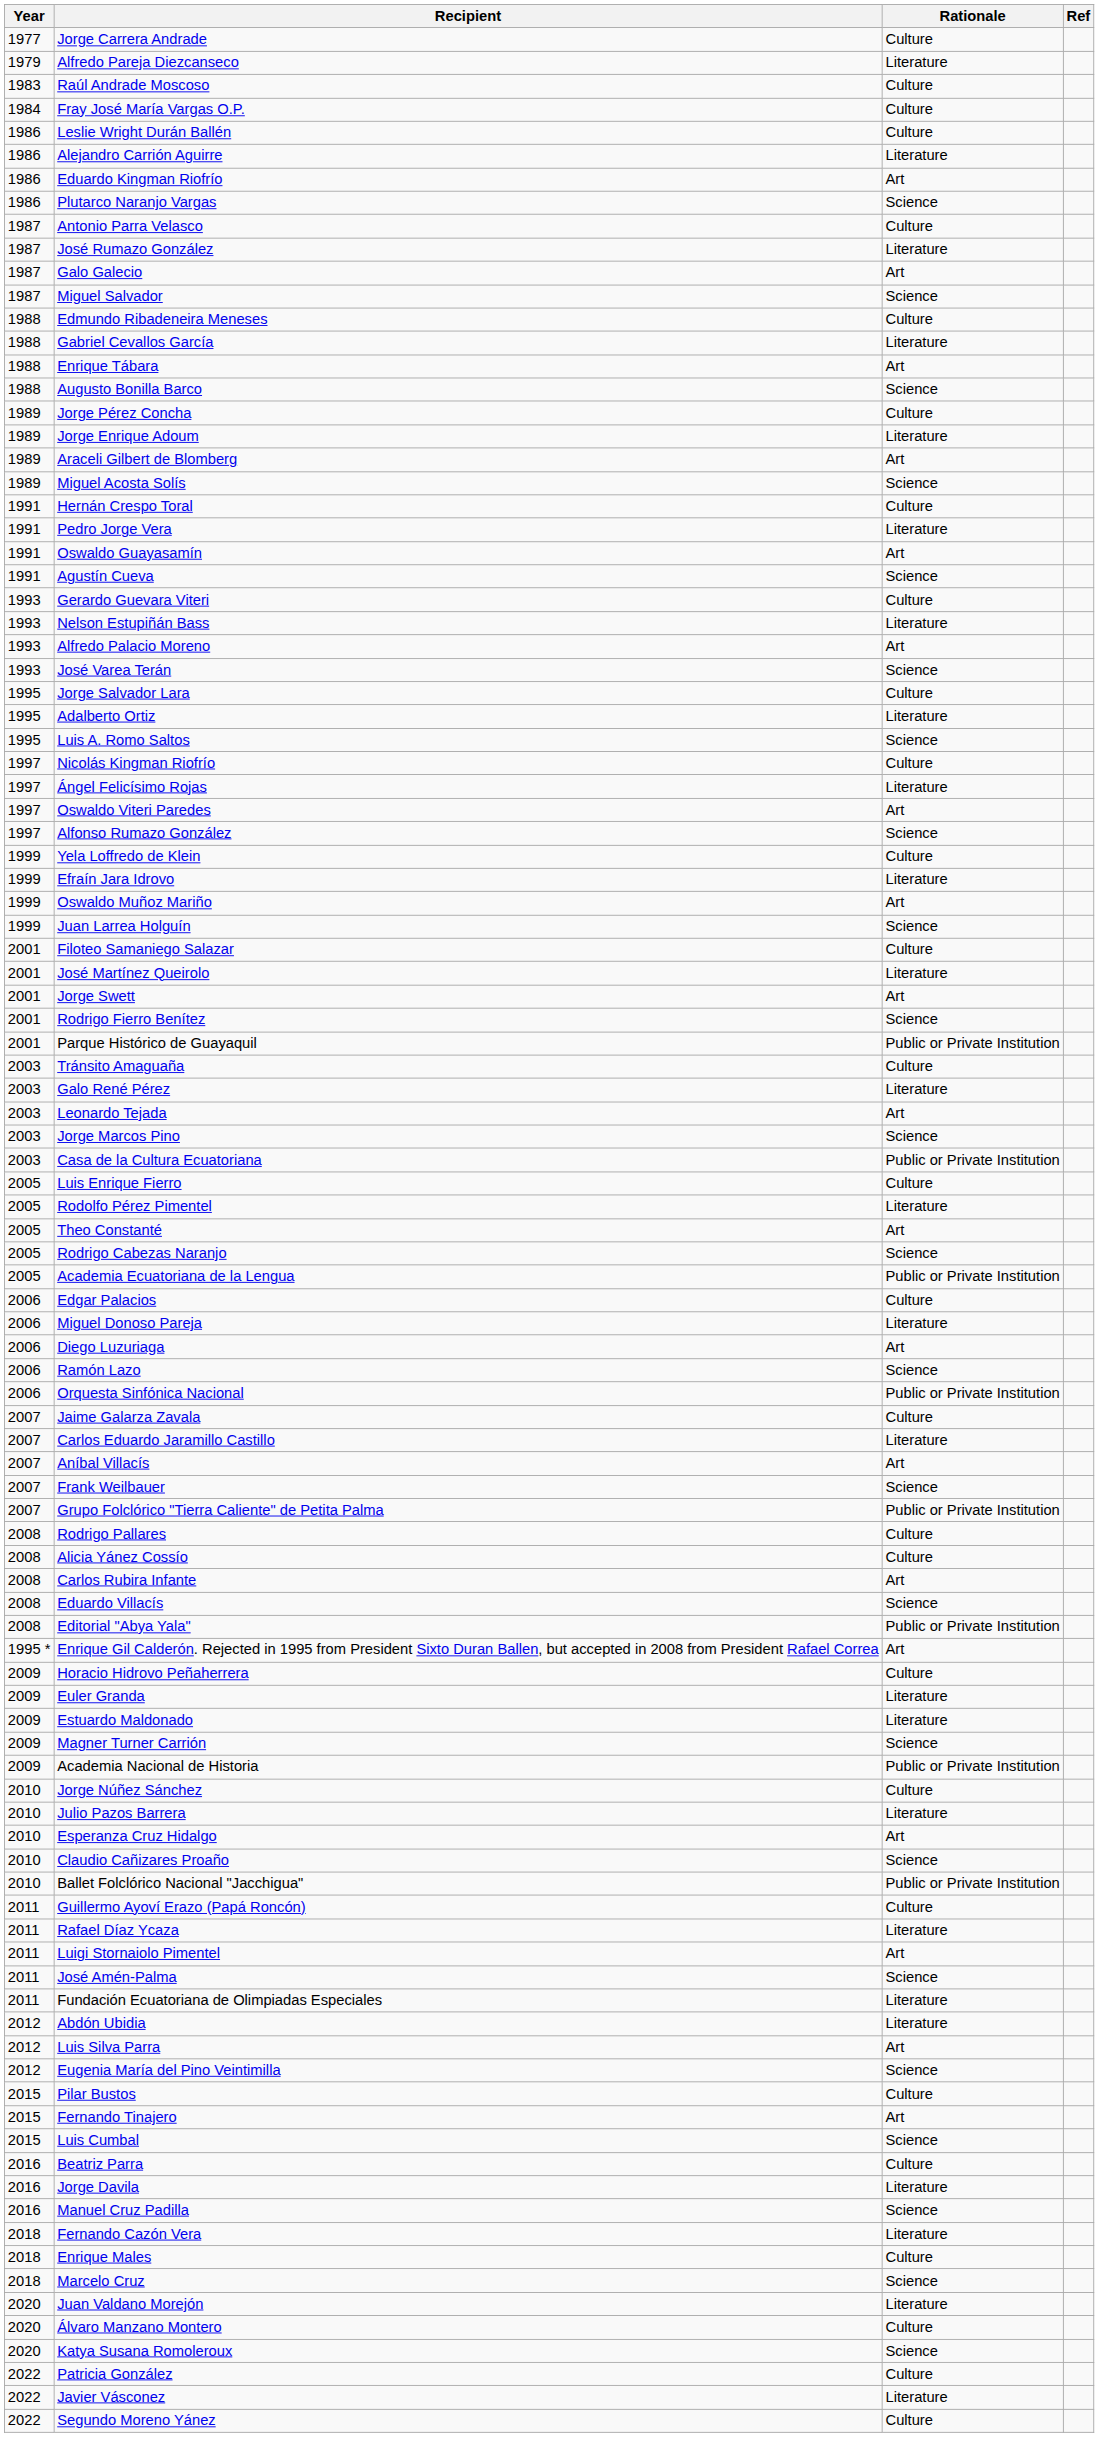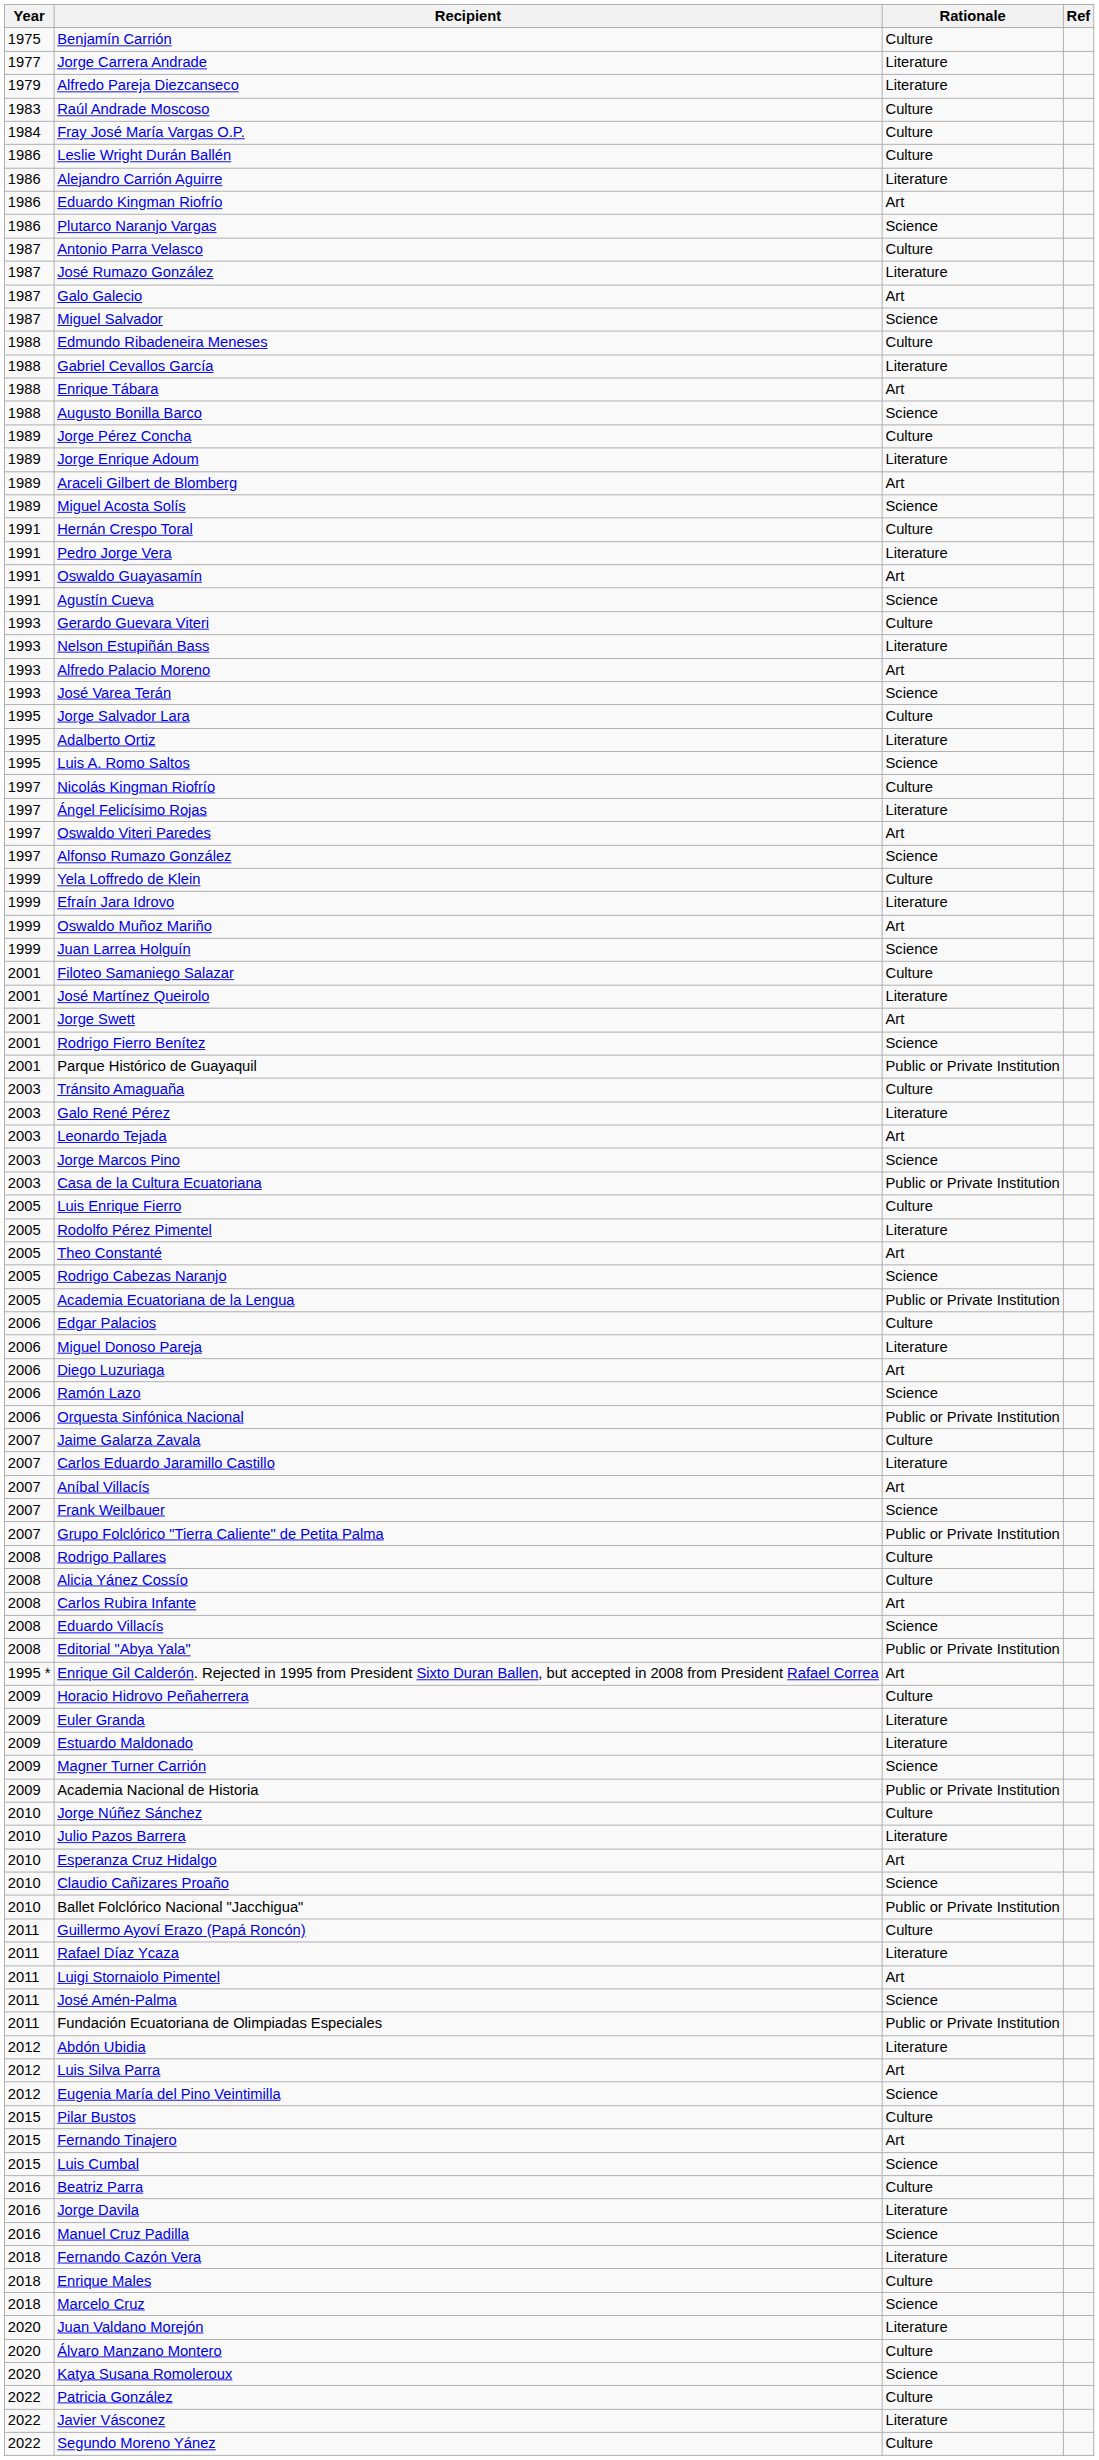+ row: (114, 39)
(909, 39) Culture -> (917, 62) Literature
(917, 2000) Literature -> (973, 2023) Public or Private Institution
